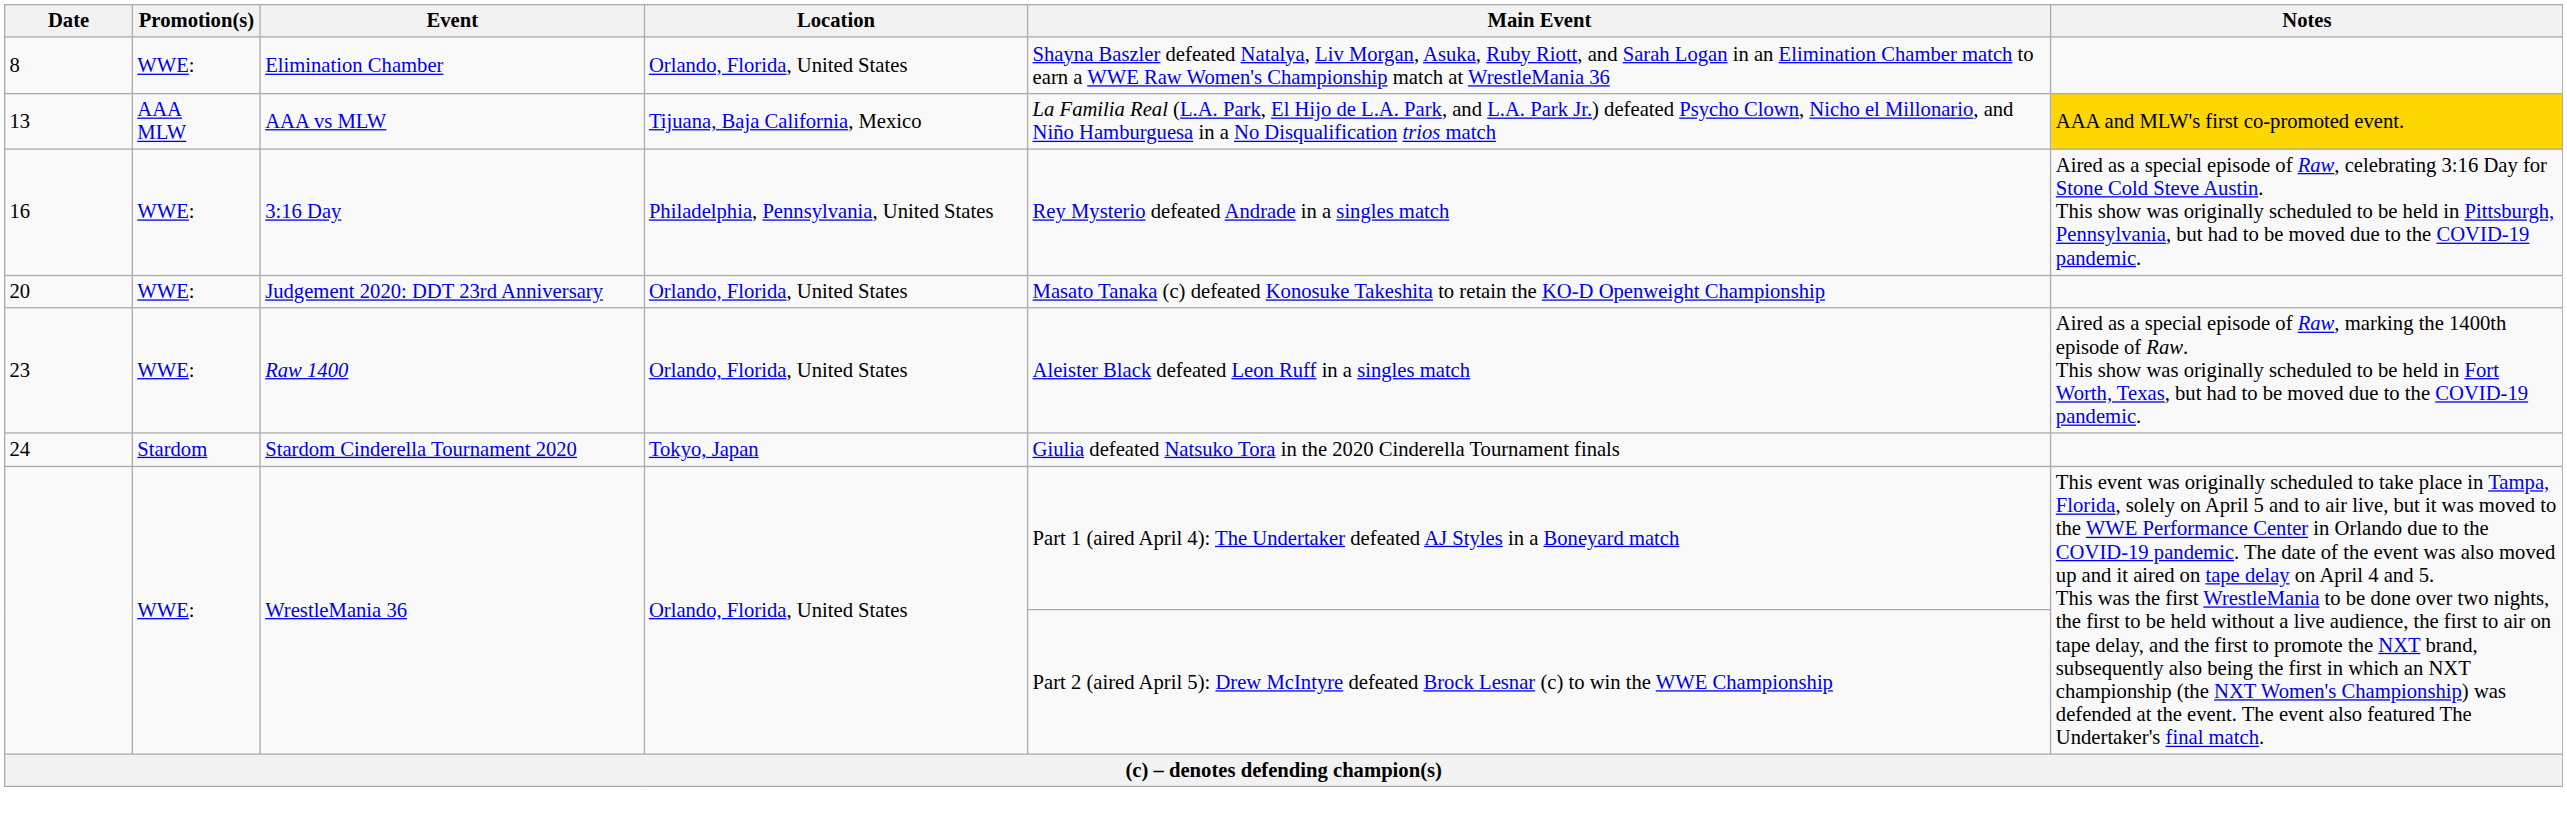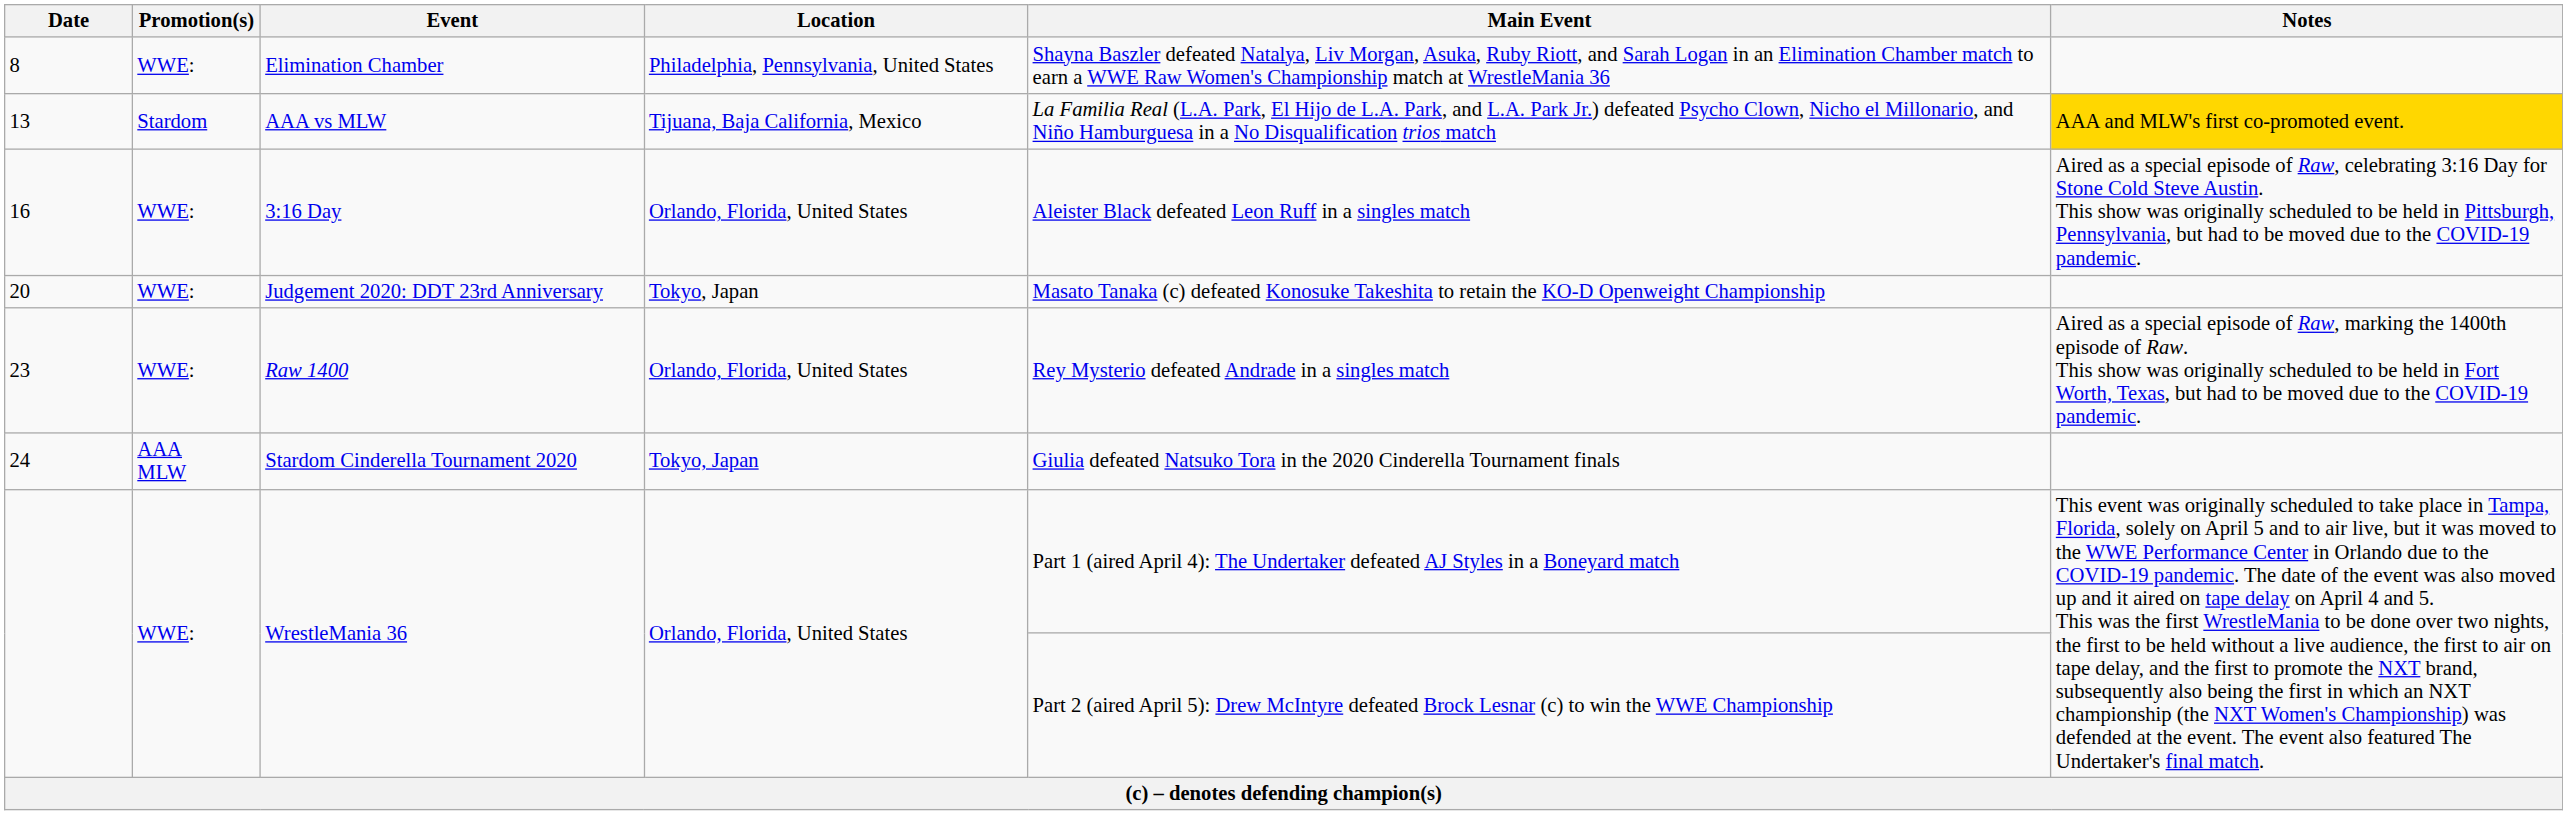(778, 65) Orlando, Florida, United States -> (821, 65) Philadelphia, Pennsylvania, United States
(162, 121) AAA MLW -> (172, 121) Stardom
(821, 211) Philadelphia, Pennsylvania, United States -> (778, 211) Orlando, Florida, United States
(1241, 211) Rey Mysterio defeated Andrade in a singles match -> (1251, 211) Aleister Black defeated Leon Ruff in a singles match
(778, 291) Orlando, Florida, United States -> (704, 291) Tokyo, Japan
(1251, 370) Aleister Black defeated Leon Ruff in a singles match -> (1241, 370) Rey Mysterio defeated Andrade in a singles match
(172, 449) Stardom -> (162, 461) AAA MLW
